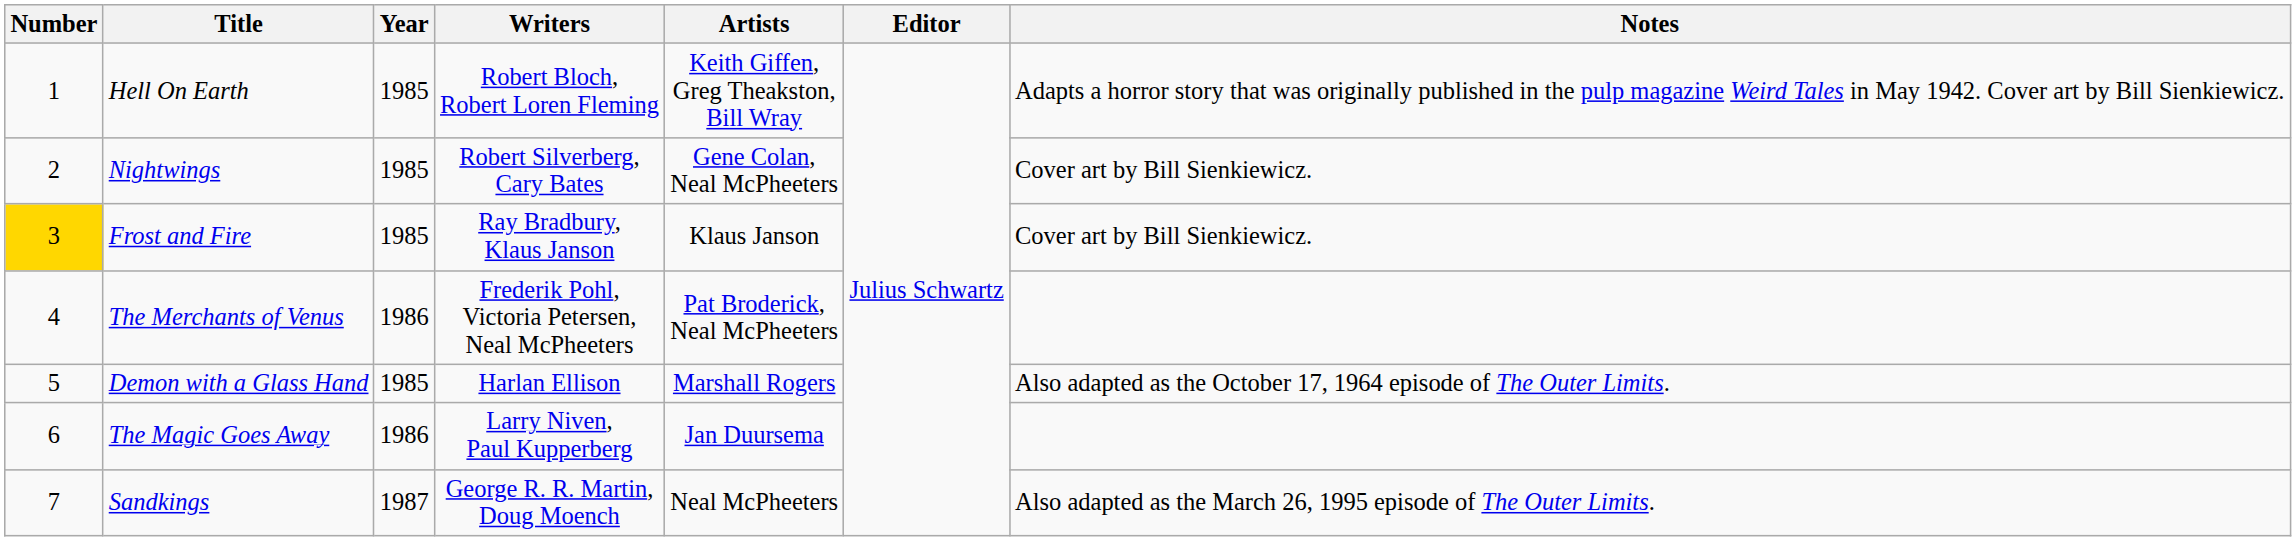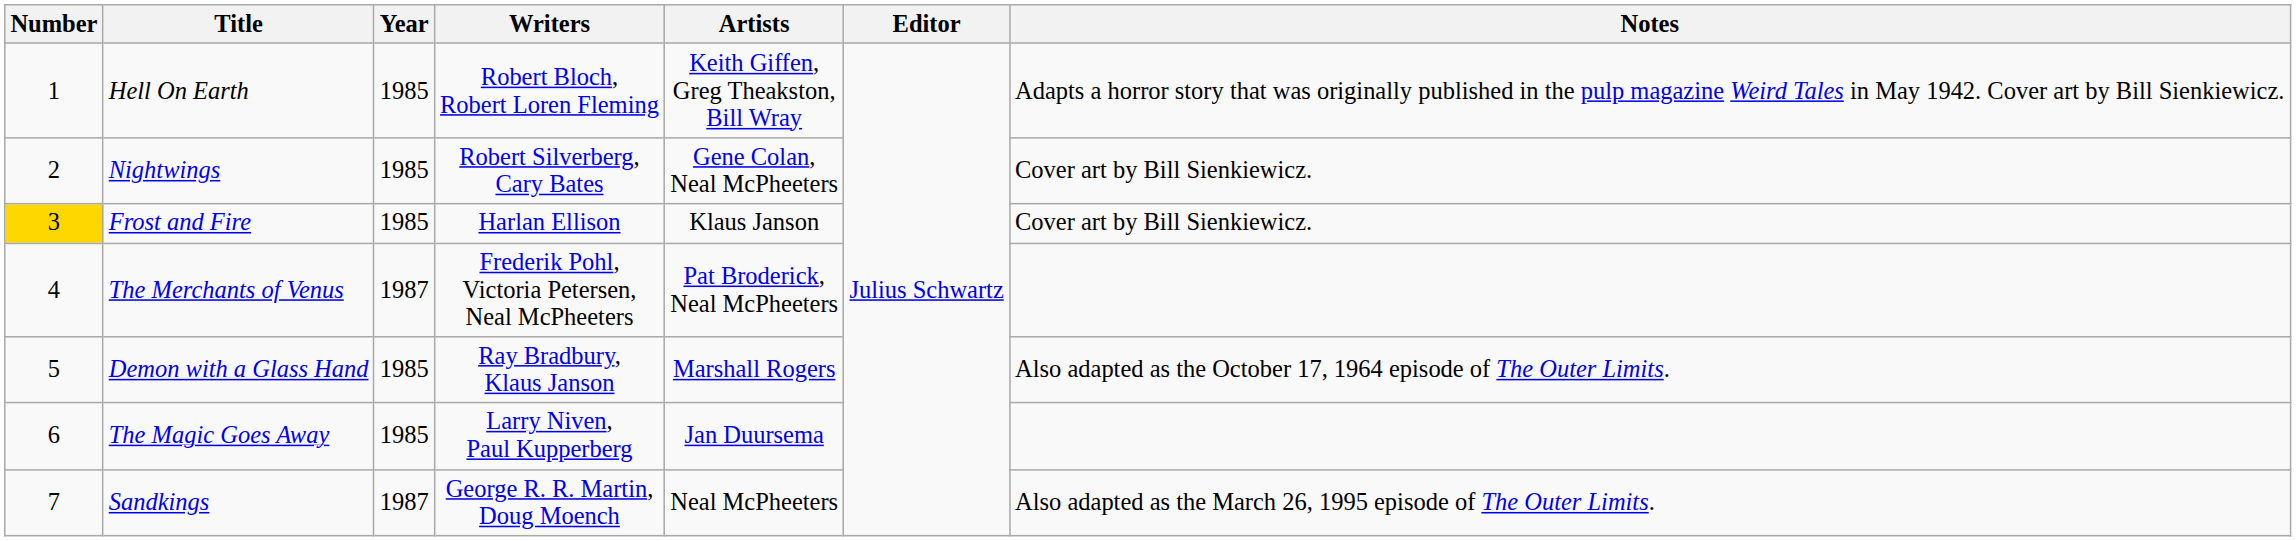(549, 236) Ray Bradbury, Klaus Janson -> (549, 223) Harlan Ellison
(404, 316) 1986 -> (404, 289) 1987
(549, 383) Harlan Ellison -> (549, 369) Ray Bradbury, Klaus Janson
(404, 435) 1986 -> (404, 435) 1985
